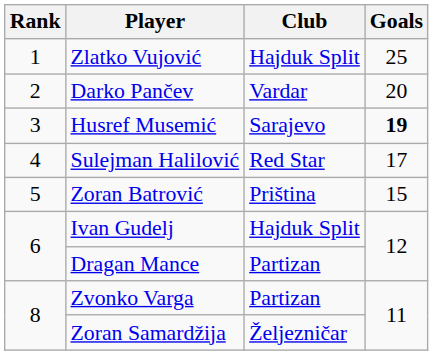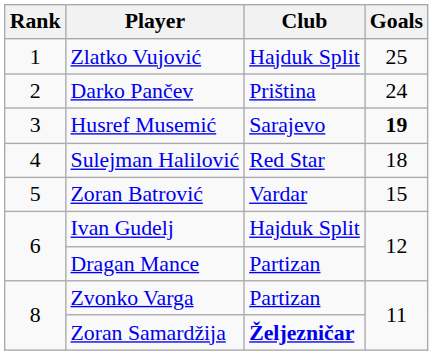(278, 90) Vardar -> (282, 90) Priština
(396, 90) 20 -> (396, 90) 24
(396, 159) 17 -> (396, 159) 18
(282, 194) Priština -> (278, 194) Vardar
(298, 332) normal -> (302, 332) bold
